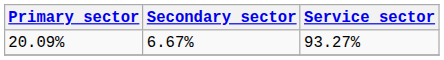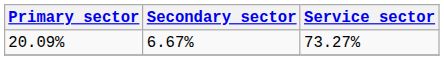(332, 43) 93.27% -> (332, 43) 73.27%
